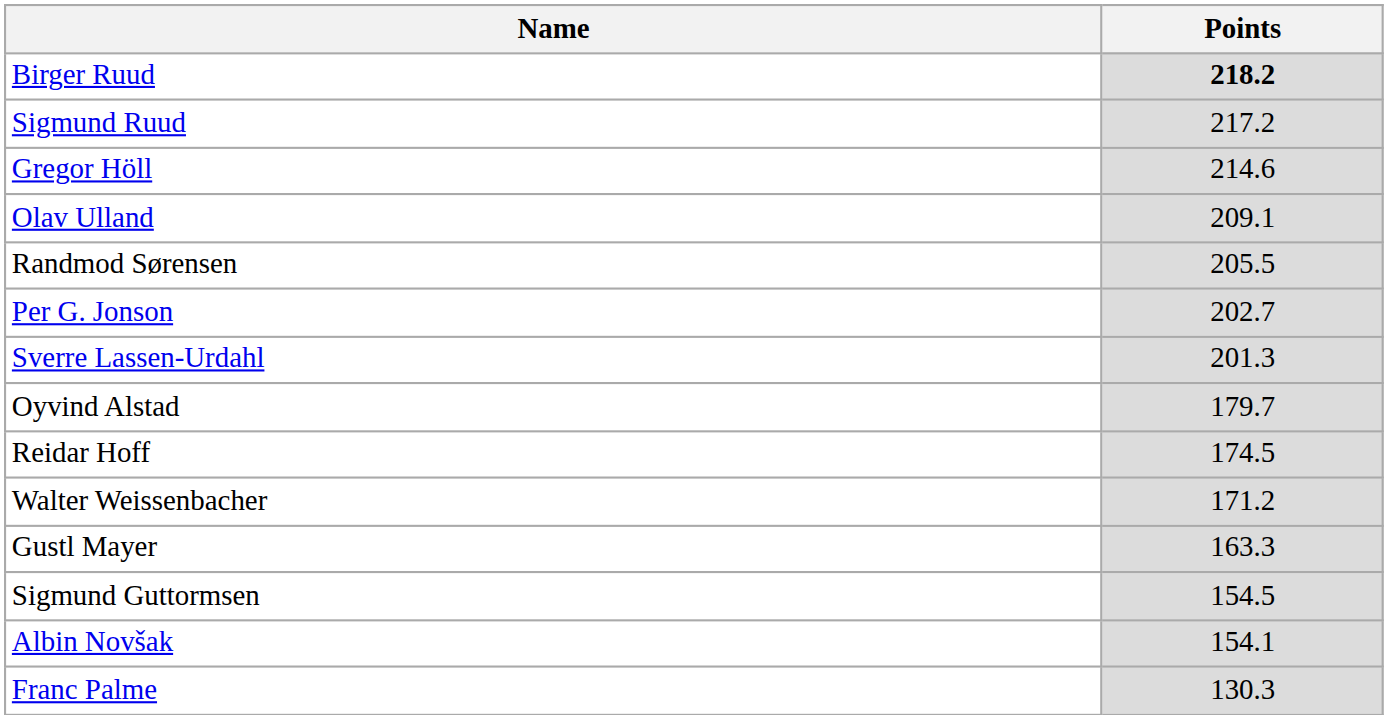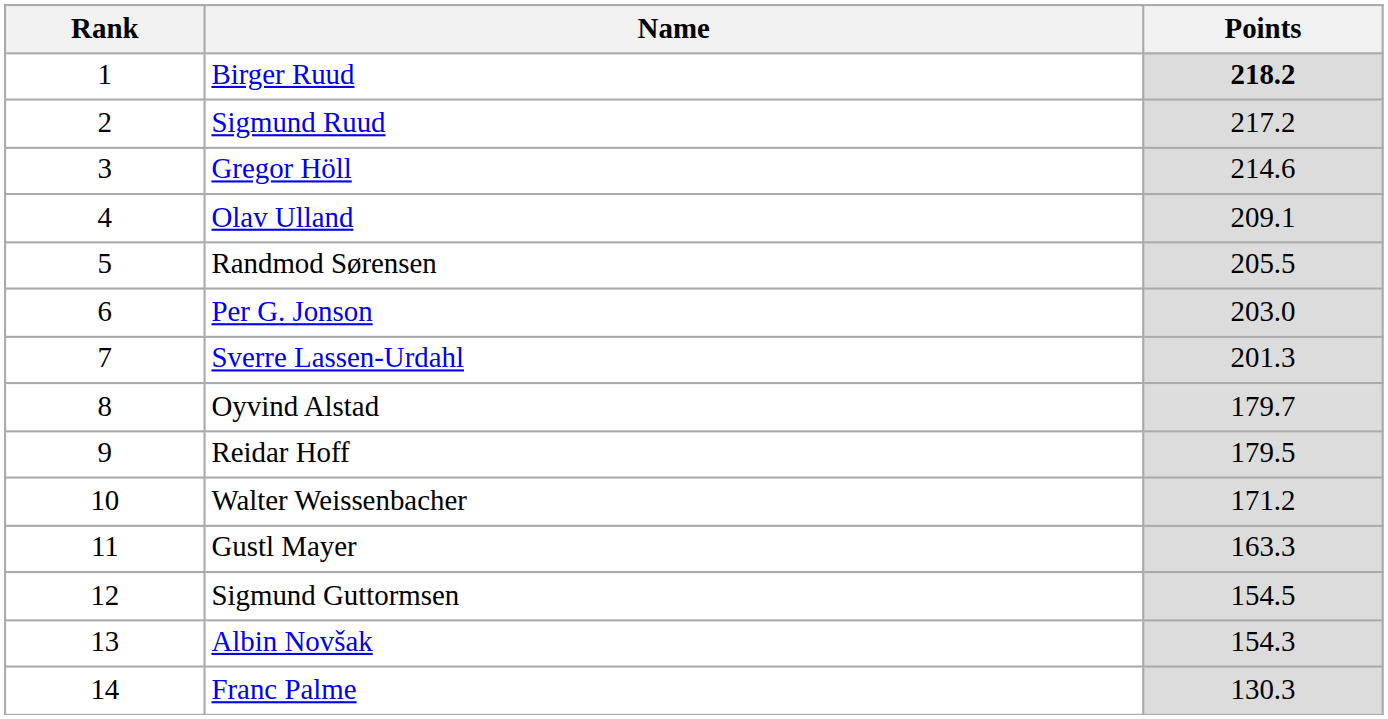+ column: (105, 27)
(1243, 311) 202.7 -> (1263, 311) 203.0
(1243, 453) 174.5 -> (1263, 453) 179.5
(1243, 642) 154.1 -> (1263, 642) 154.3
